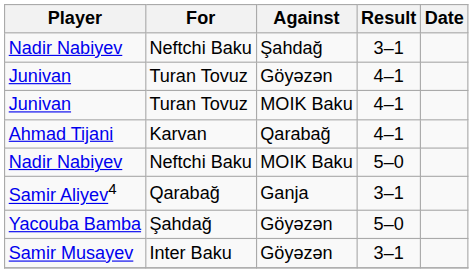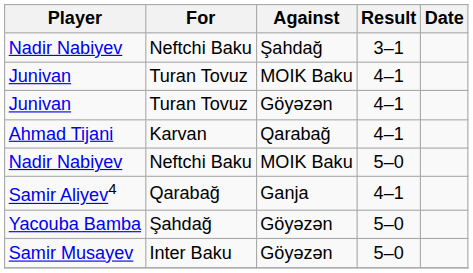rows swapped: (40, 76) <-> (40, 104)
(389, 193) 3–1 -> (389, 193) 4–1
(389, 253) 3–1 -> (389, 253) 5–0
